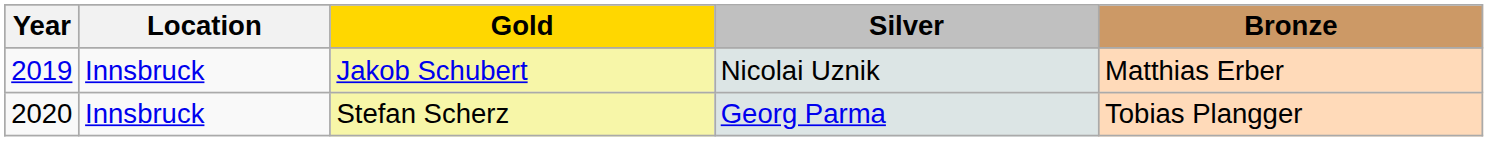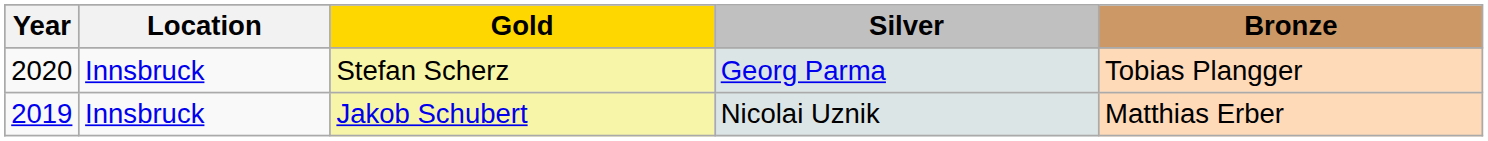rows swapped: (432, 69) <-> (423, 113)
